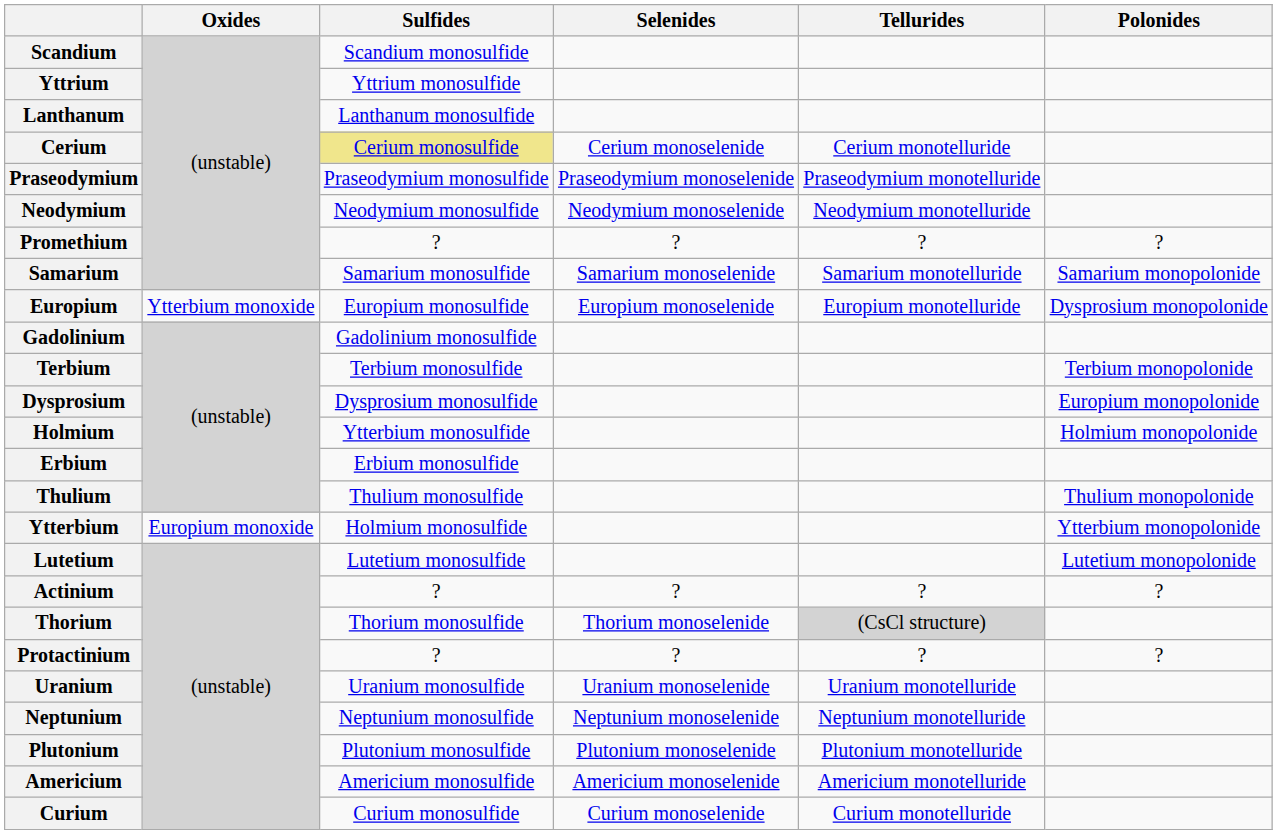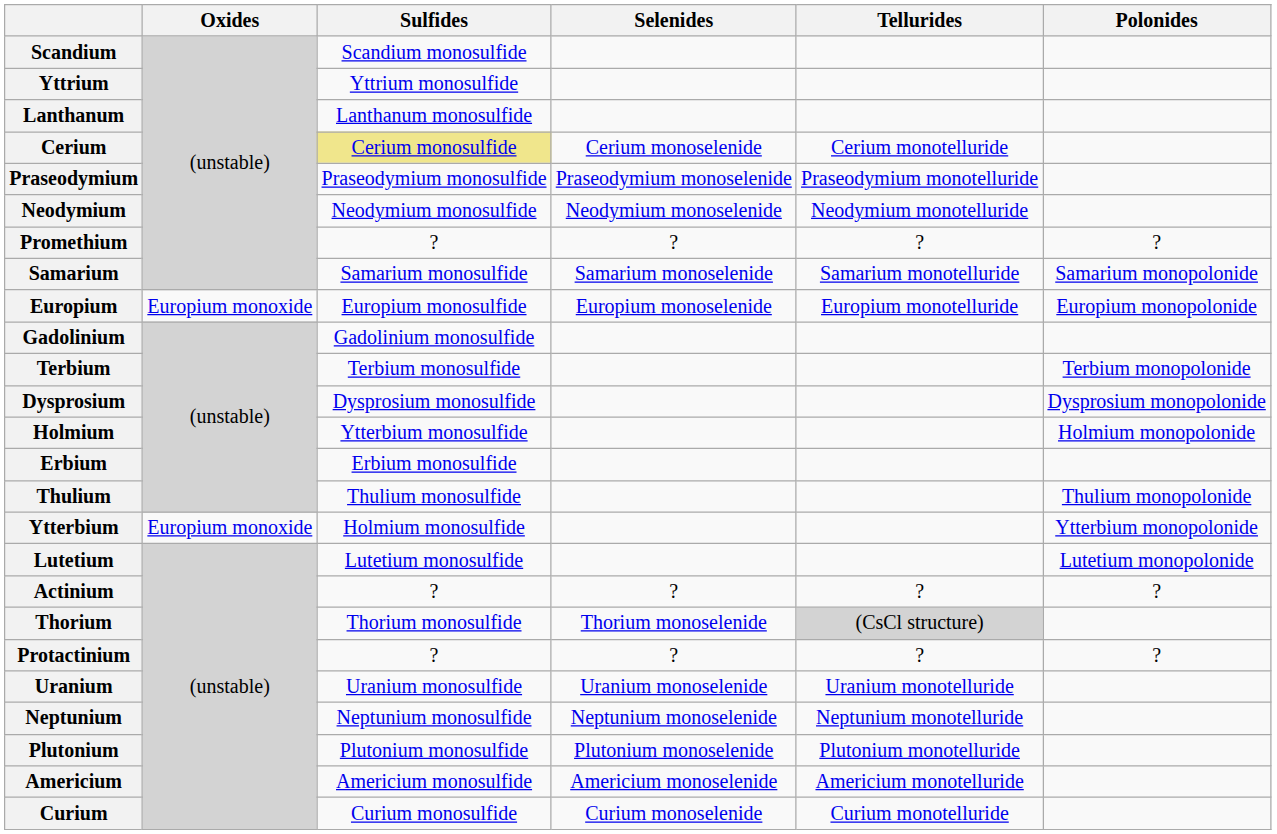(231, 305) Ytterbium monoxide -> (230, 305) Europium monoxide
(1159, 305) Dysprosium monopolonide -> (1157, 305) Europium monopolonide
(1159, 400) Europium monopolonide -> (1157, 400) Dysprosium monopolonide
